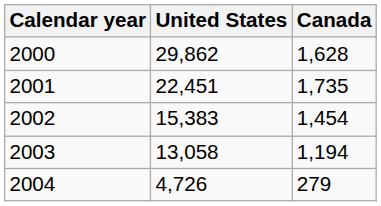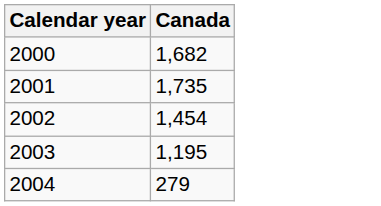- column: (221, 20)
(323, 53) 1,628 -> (181, 53) 1,682
(323, 151) 1,194 -> (181, 151) 1,195
